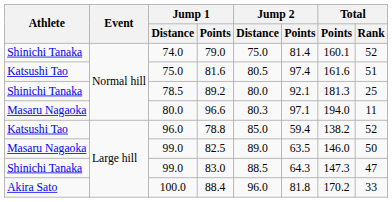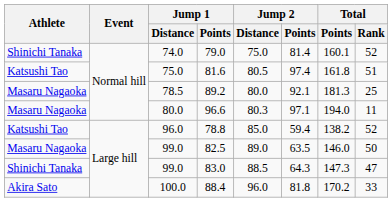(337, 72) 161.6 -> (337, 72) 161.8
(45, 91) Shinichi Tanaka -> (47, 91) Masaru Nagaoka
